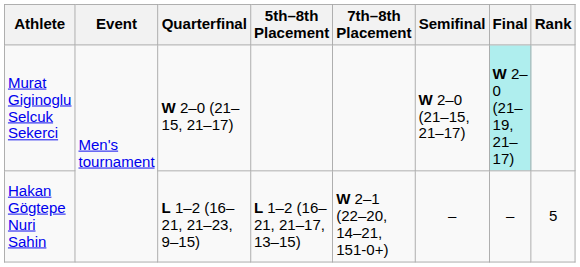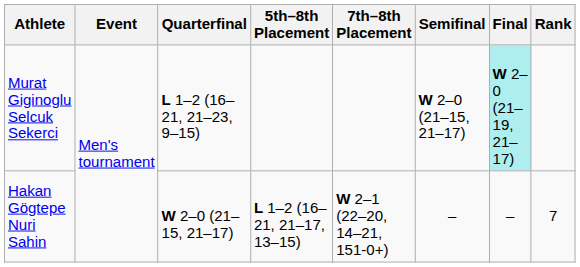(200, 116) W 2–0 (21–15, 21–17) -> (198, 116) L 1–2 (16–21, 21–23, 9–15)
(198, 224) L 1–2 (16–21, 21–23, 9–15) -> (200, 224) W 2–0 (21–15, 21–17)
(553, 216) 5 -> (553, 216) 7
